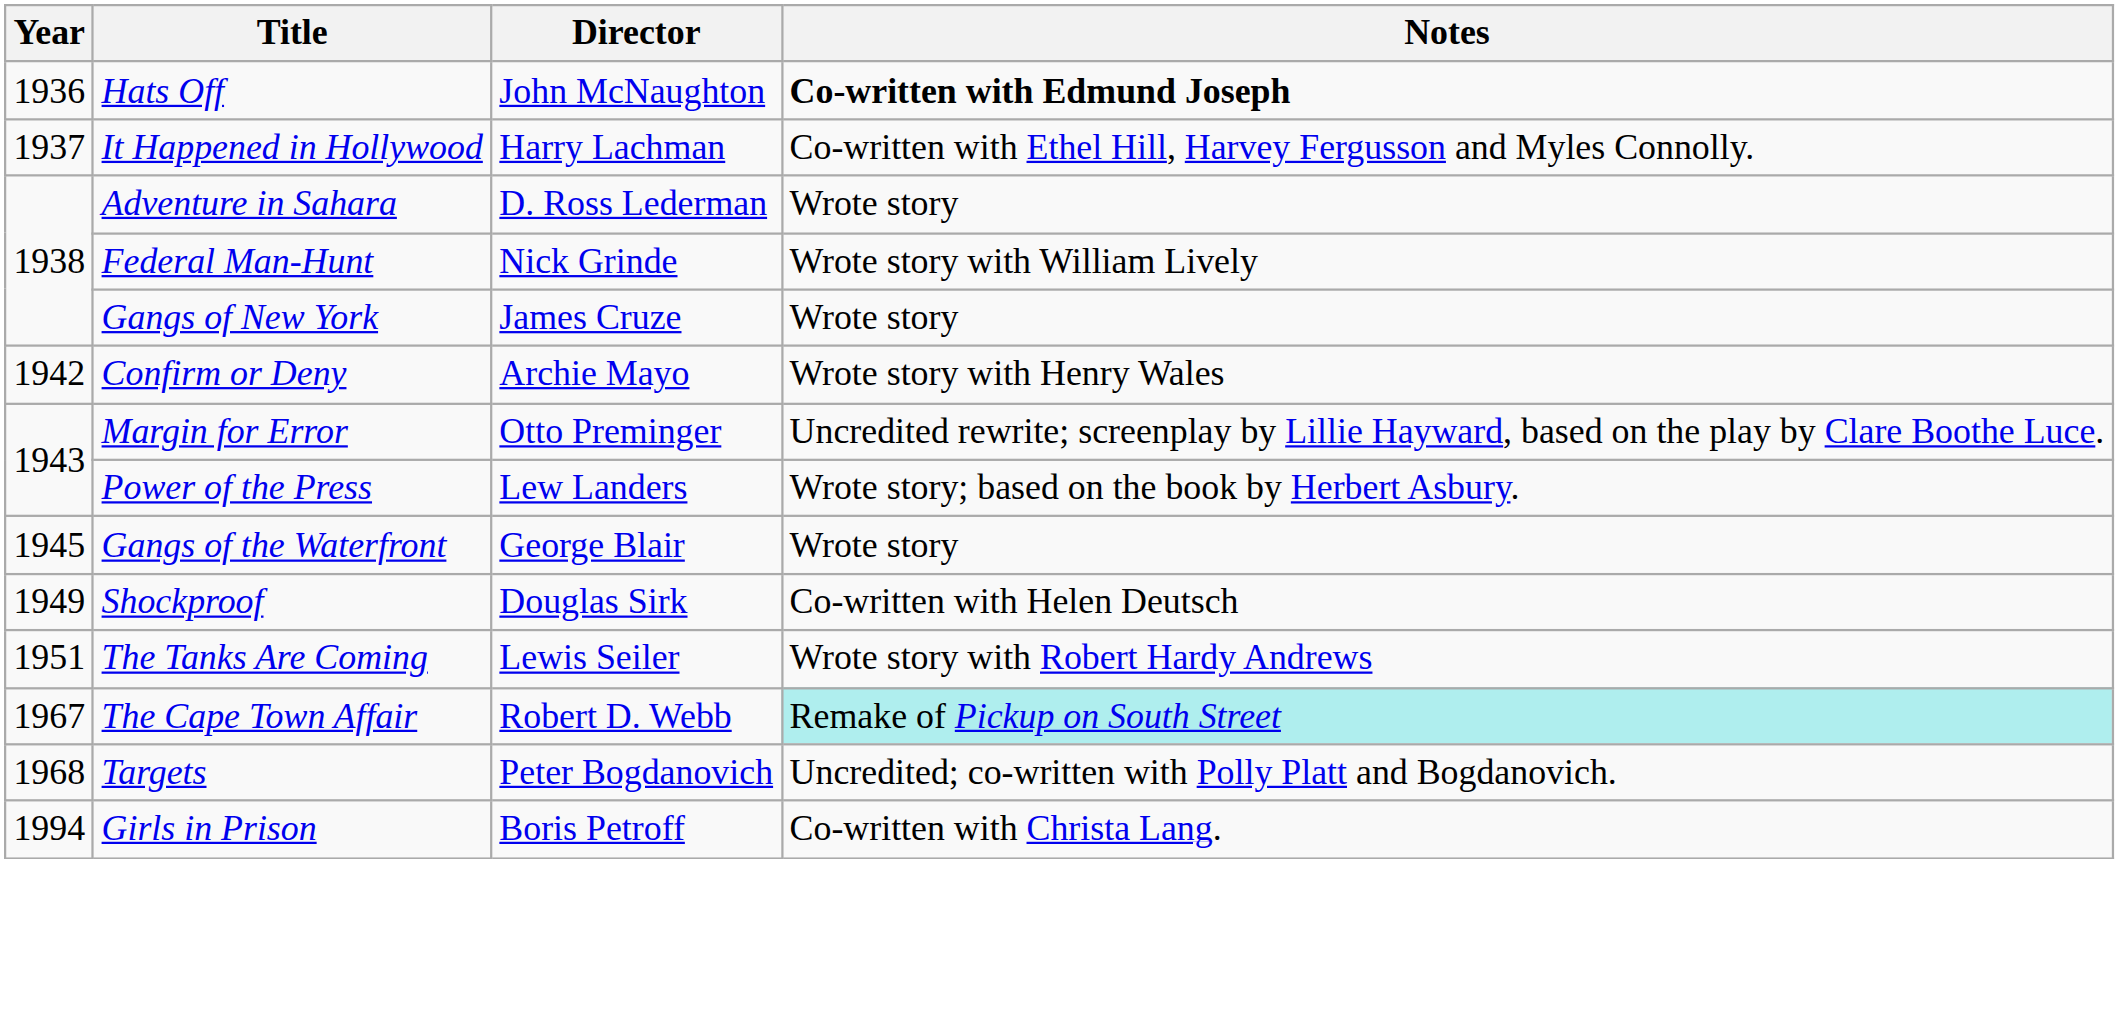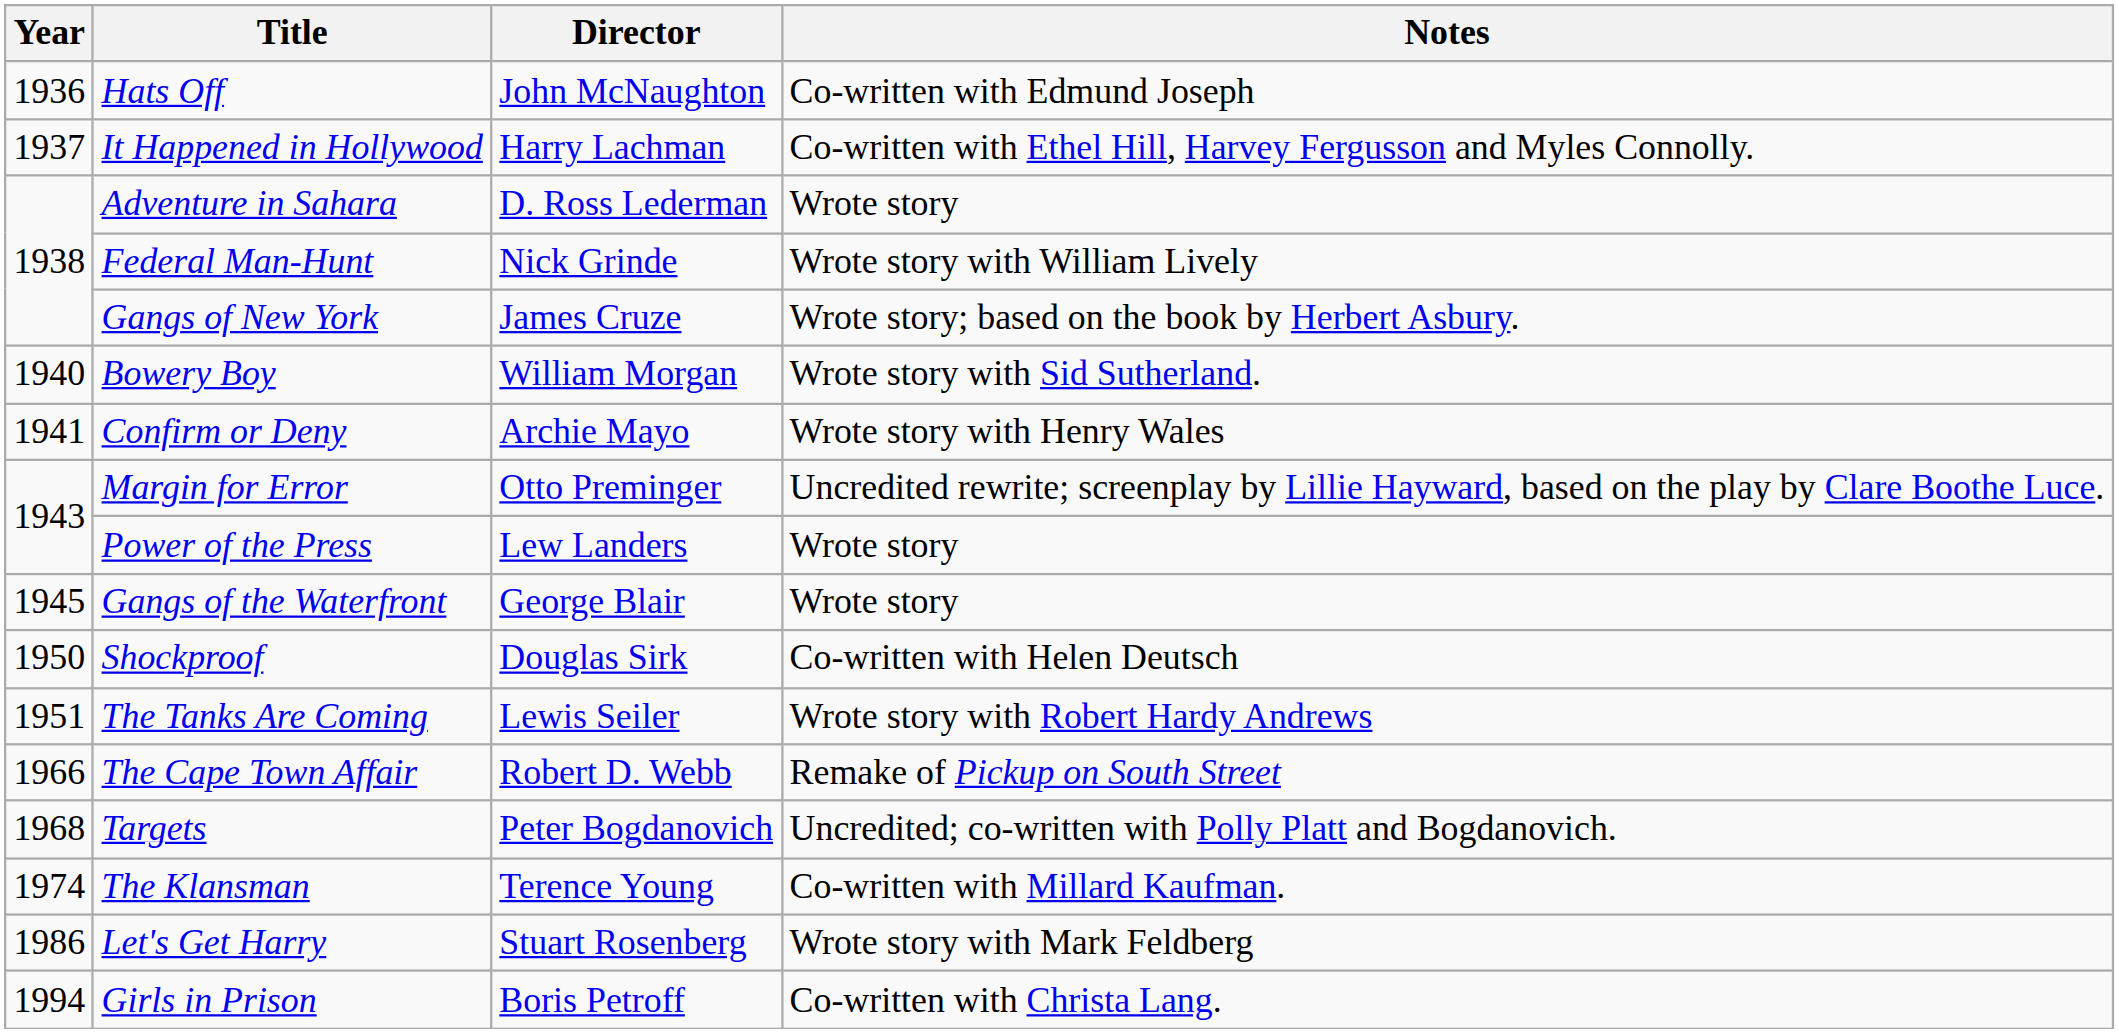(1040, 89) bold -> (1022, 89) normal
(874, 317) Wrote story -> (1155, 317) Wrote story; based on the book by Herbert Asbury.
+ row: (189, 373)
(49, 373) 1942 -> (49, 430) 1941
(1155, 487) Wrote story; based on the book by Herbert Asbury. -> (874, 544) Wrote story
(49, 601) 1949 -> (49, 658) 1950
(49, 714) 1967 -> (49, 771) 1966
(1035, 715) paleturquoise background -> (1035, 771) no background
+ row: (206, 885)
+ row: (214, 942)
